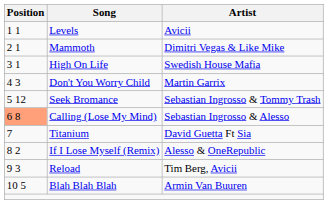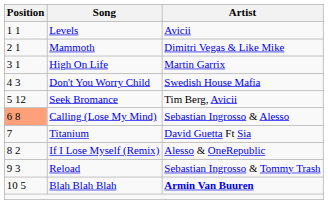(212, 64) Swedish House Mafia -> (195, 64) Martin Garrix
(195, 82) Martin Garrix -> (212, 82) Swedish House Mafia
(242, 99) Sebastian Ingrosso & Tommy Trash -> (201, 99) Tim Berg, Avicii
(201, 168) Tim Berg, Avicii -> (242, 168) Sebastian Ingrosso & Tommy Trash
(206, 185) normal -> (209, 185) bold
